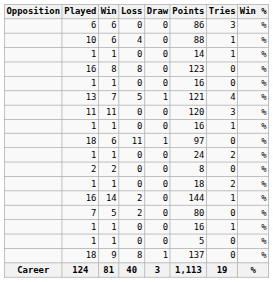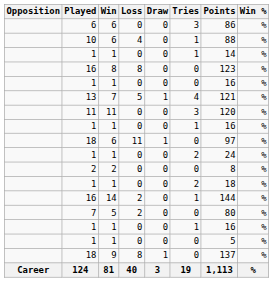columns swapped: (222, 12) <-> (188, 12)
